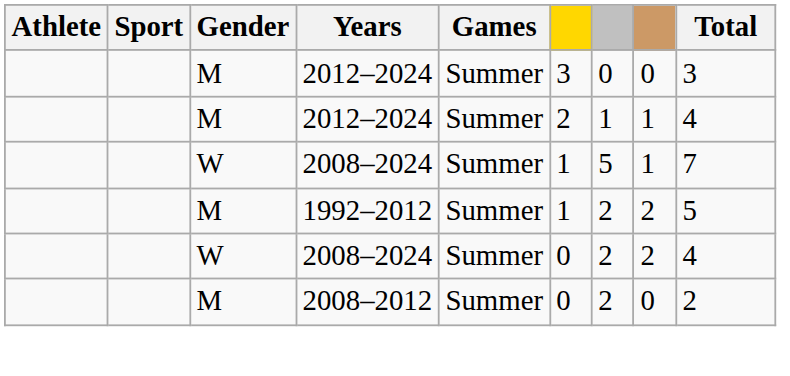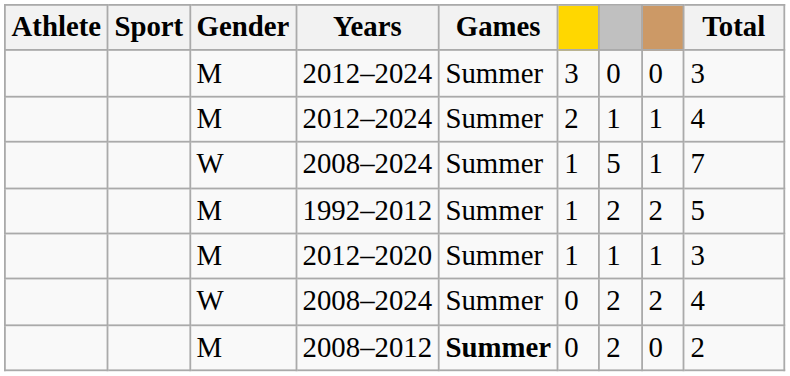+ row: (209, 255)
(494, 301) normal -> (498, 347) bold
